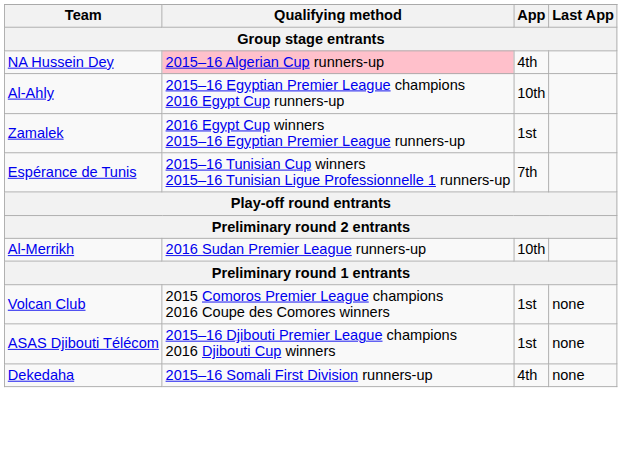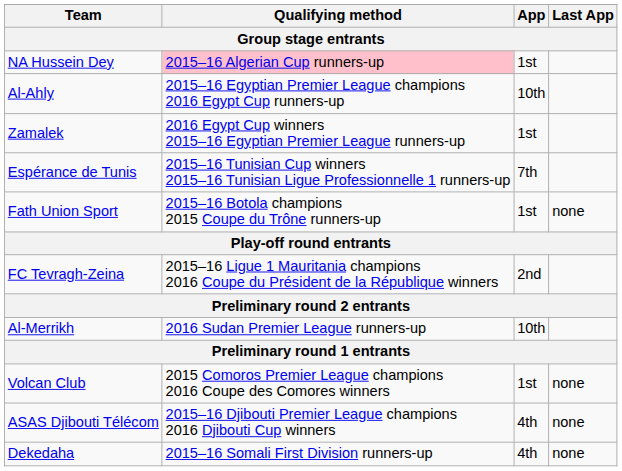(527, 62) 4th -> (527, 62) 1st
+ row: (63, 211)
+ row: (66, 274)
(527, 343) 1st -> (527, 422) 4th
